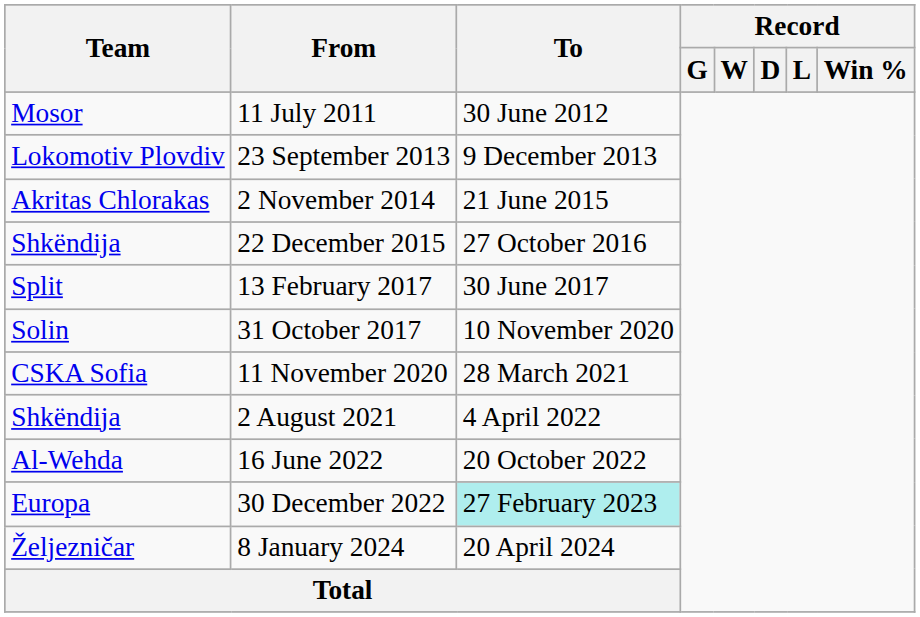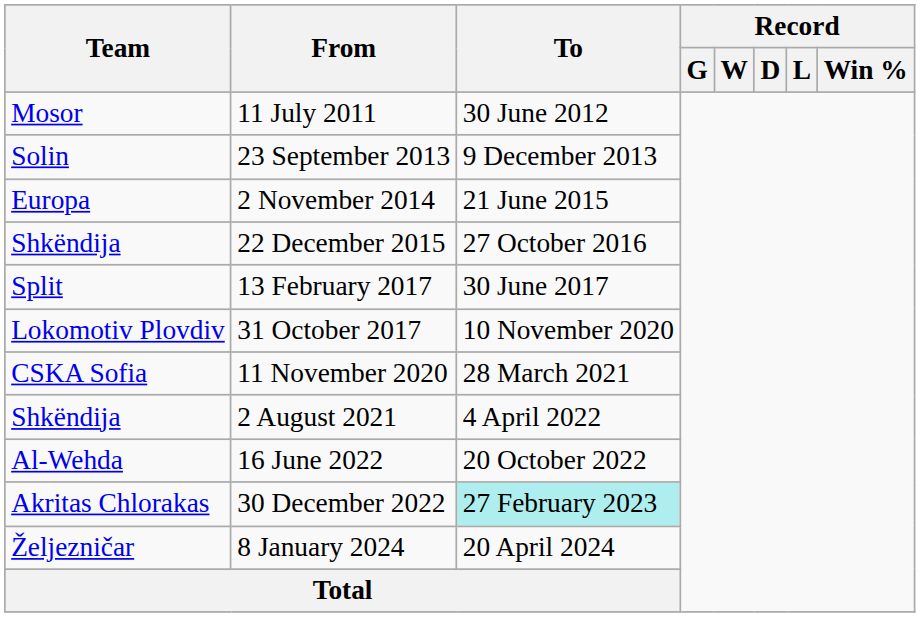(118, 156) Lokomotiv Plovdiv -> (40, 156) Solin
(110, 199) Akritas Chlorakas -> (51, 199) Europa
(40, 329) Solin -> (118, 329) Lokomotiv Plovdiv
(51, 503) Europa -> (110, 503) Akritas Chlorakas
